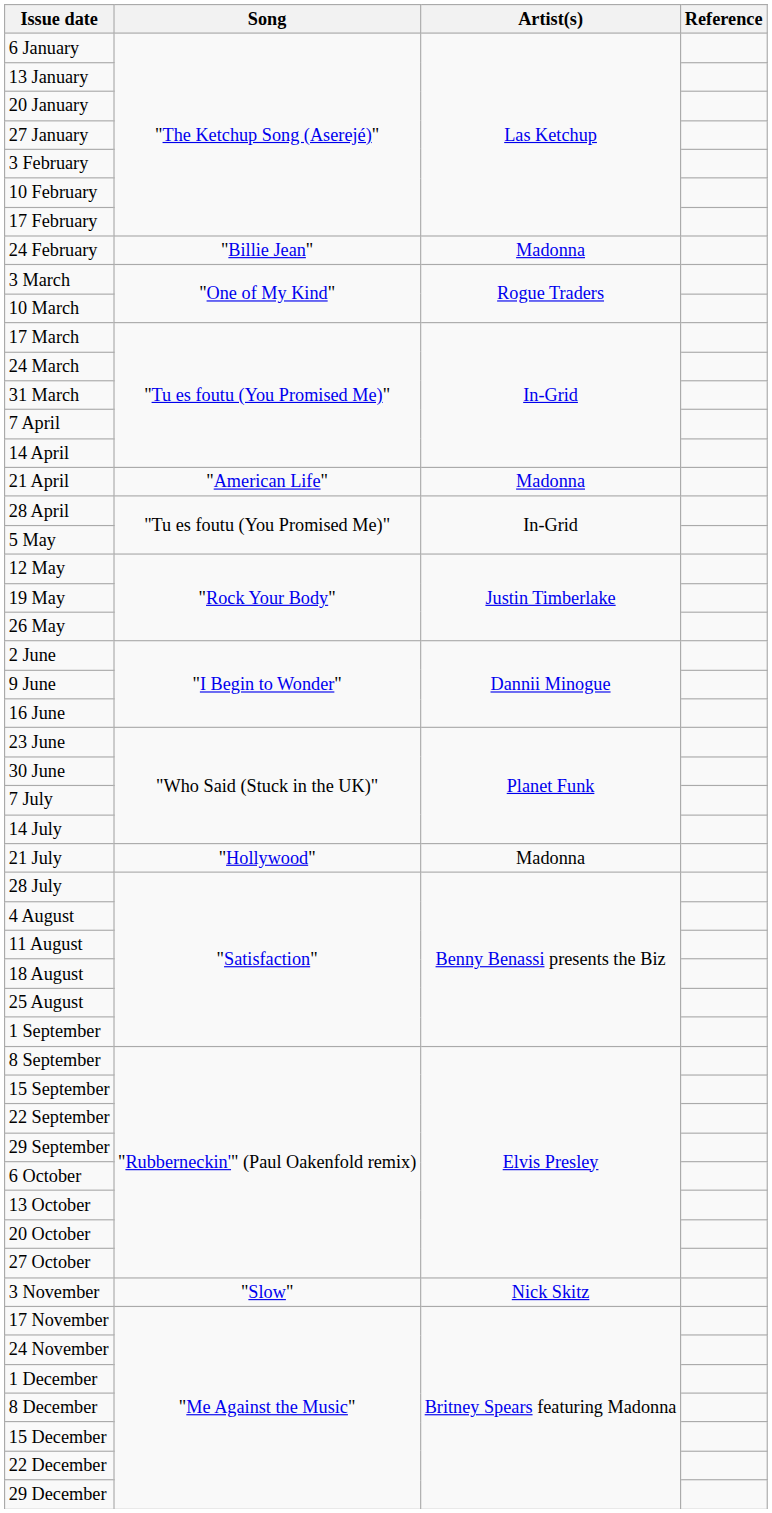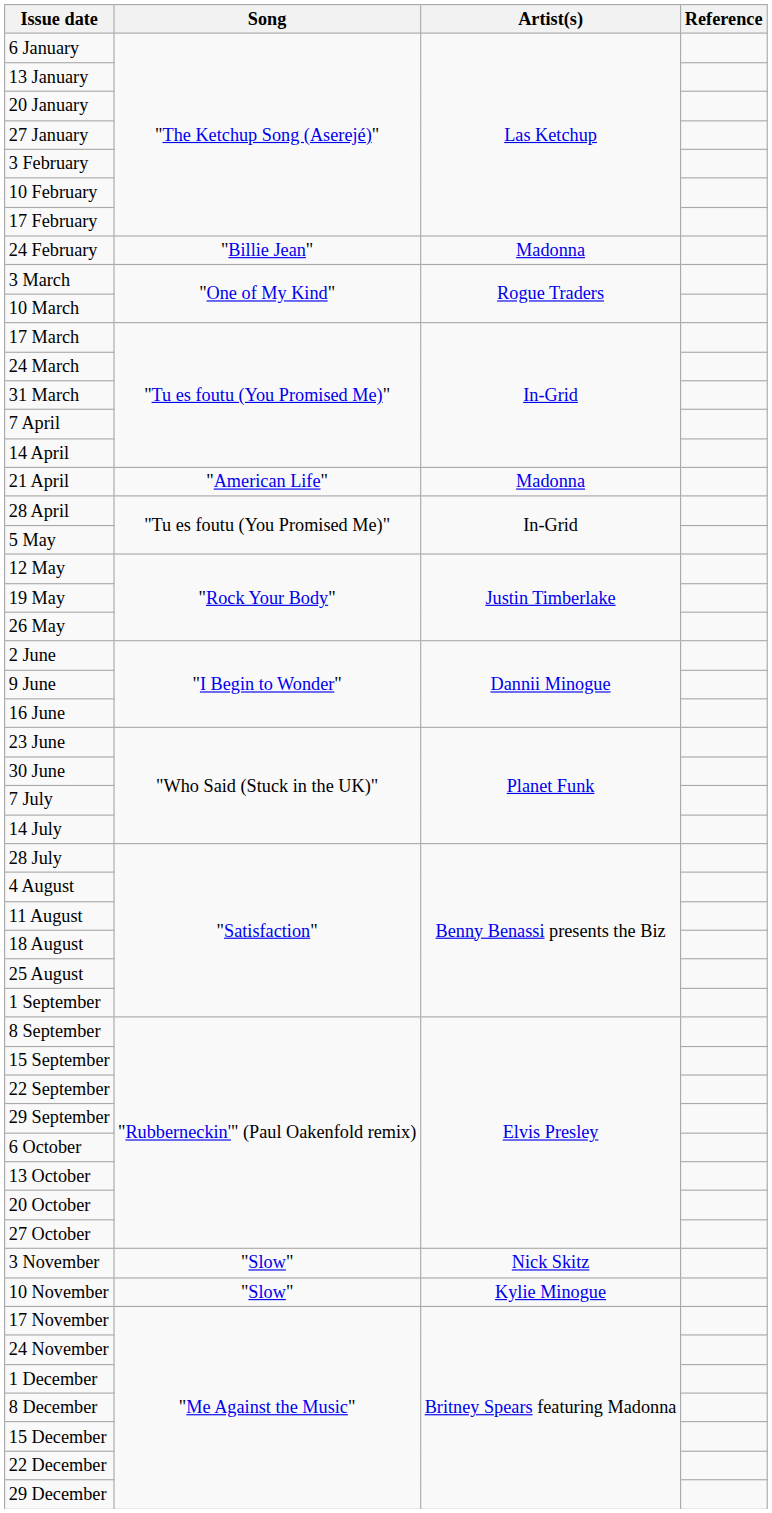- row: (35, 857)
+ row: (59, 1291)
